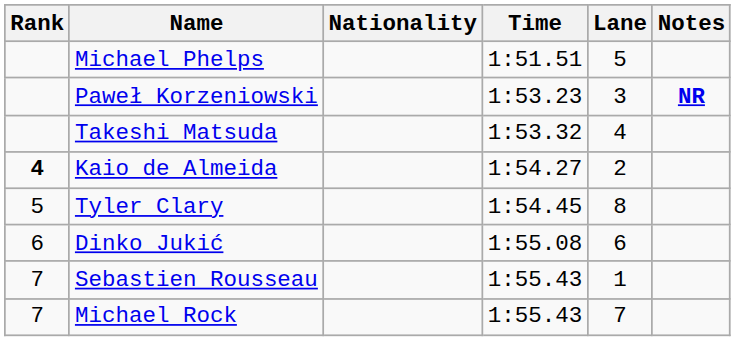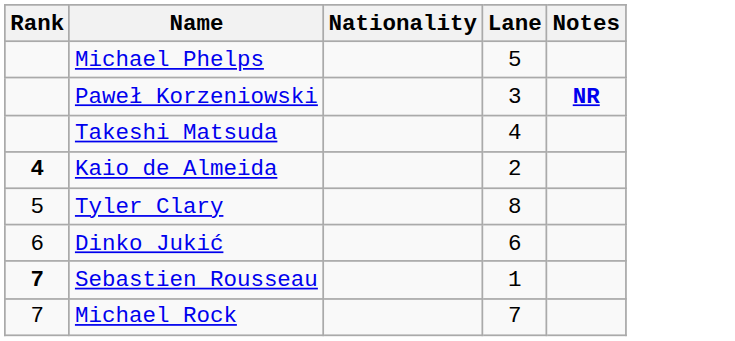- column: (535, 23)
(37, 280) normal -> (37, 280) bold
